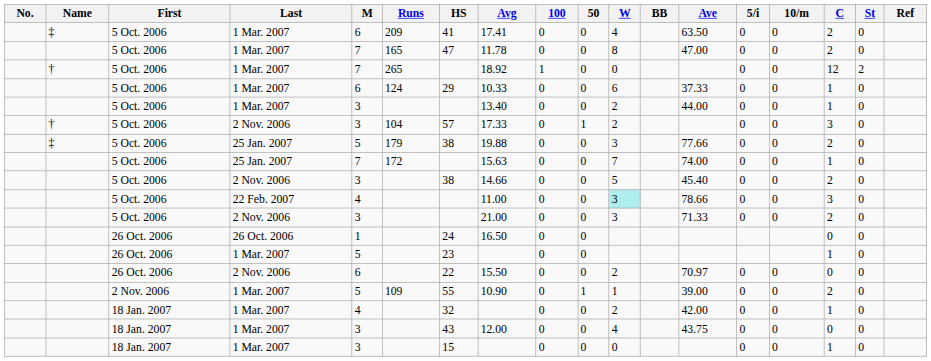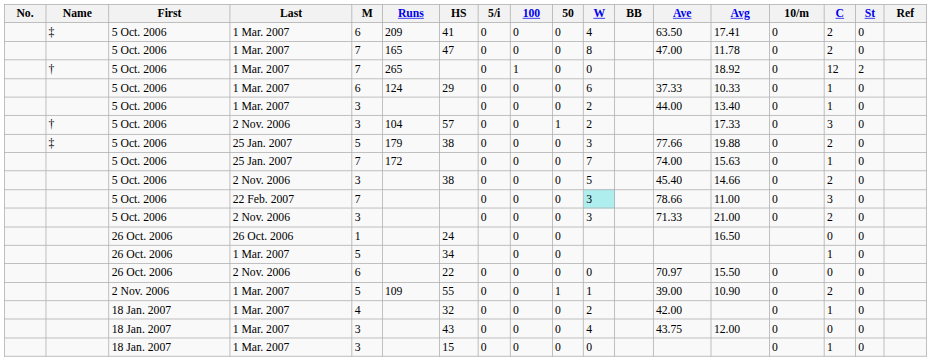columns swapped: (507, 13) <-> (753, 13)
(358, 198) 4 -> (358, 198) 7
(448, 254) 23 -> (448, 254) 34
(615, 273) 2 -> (589, 273) 0
